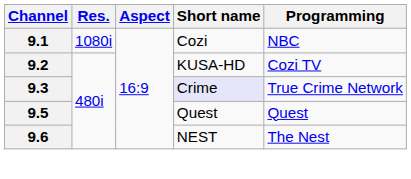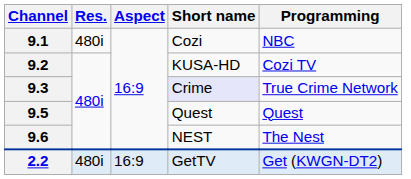(94, 40) 1080i -> (89, 40) 480i
+ row: (38, 162)
